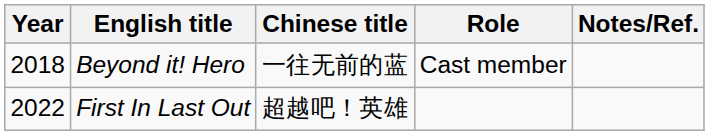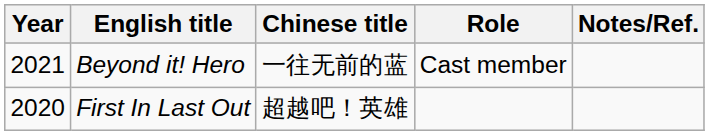(38, 65) 2018 -> (38, 65) 2021
(38, 108) 2022 -> (38, 108) 2020
